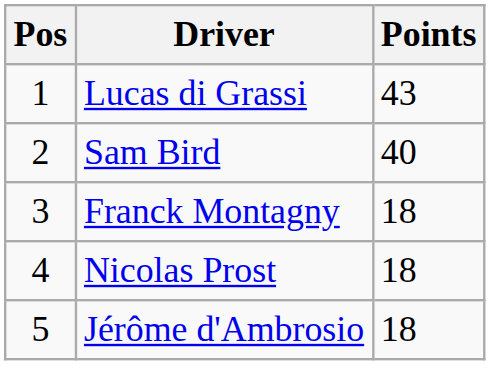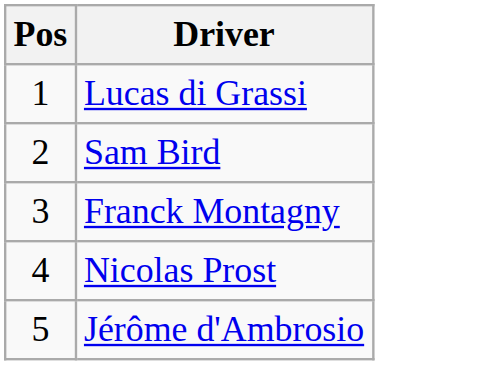- column: (429, 34)
